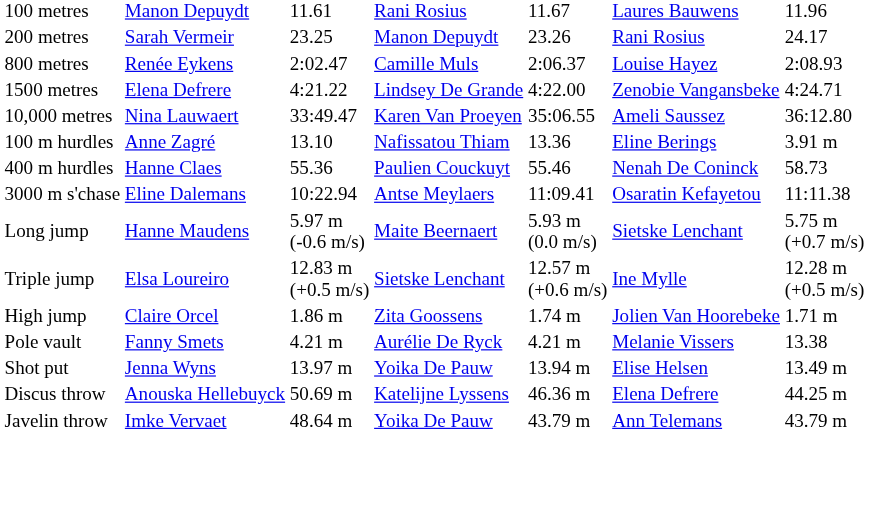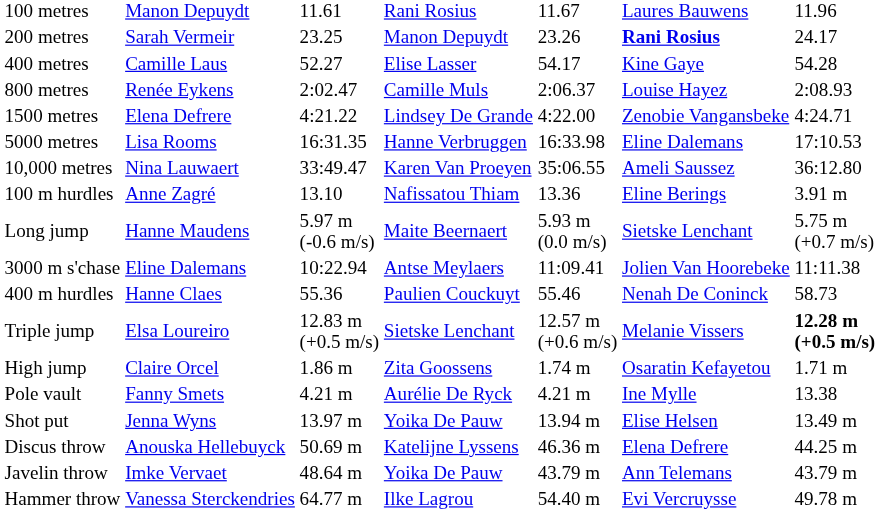(659, 37) normal -> (671, 37) bold
+ row: (47, 63)
+ row: (51, 142)
rows swapped: (59, 168) <-> (47, 231)
(686, 194) Osaratin Kefayetou -> (706, 268) Jolien Van Hoorebeke
(649, 278) Ine Mylle -> (683, 331) Melanie Vissers
(825, 278) normal -> (835, 331) bold
(696, 315) Jolien Van Hoorebeke -> (696, 368) Osaratin Kefayetou
(673, 342) Melanie Vissers -> (659, 394) Ine Mylle
+ row: (62, 499)
